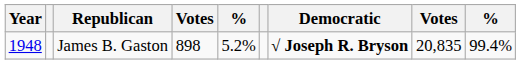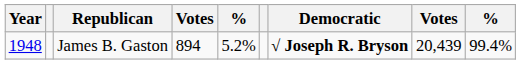(188, 45) 898 -> (188, 45) 894
(439, 45) 20,835 -> (439, 45) 20,439
